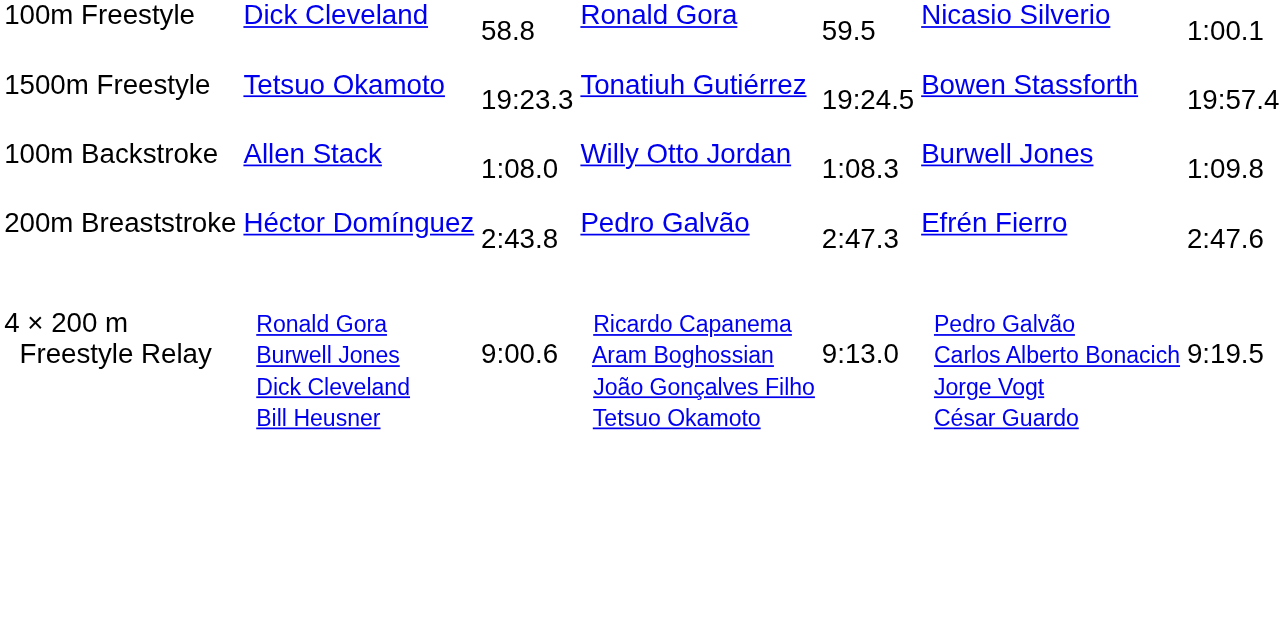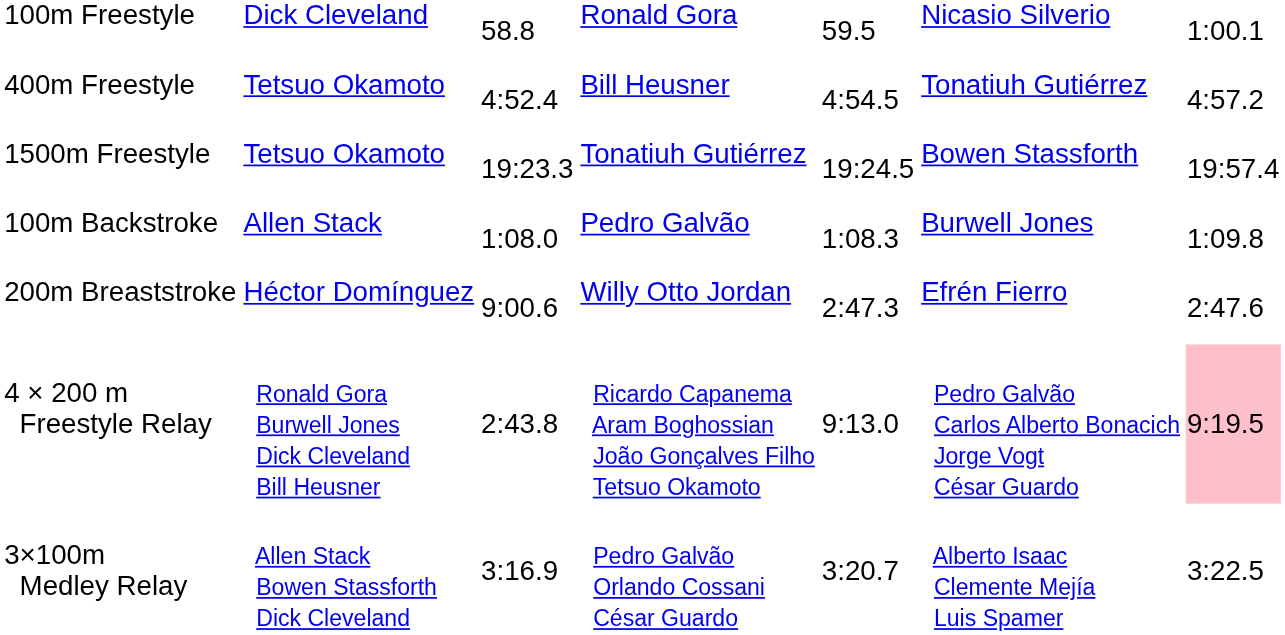+ row: (100, 100)
(686, 169) Willy Otto Jordan -> (665, 238) Pedro Galvão
(520, 238) 2:43.8 -> (520, 307) 9:00.6
(665, 238) Pedro Galvão -> (686, 307) Willy Otto Jordan
(520, 354) 9:00.6 -> (520, 423) 2:43.8
(1225, 354) no background -> (1225, 423) pink background
+ row: (96, 570)
